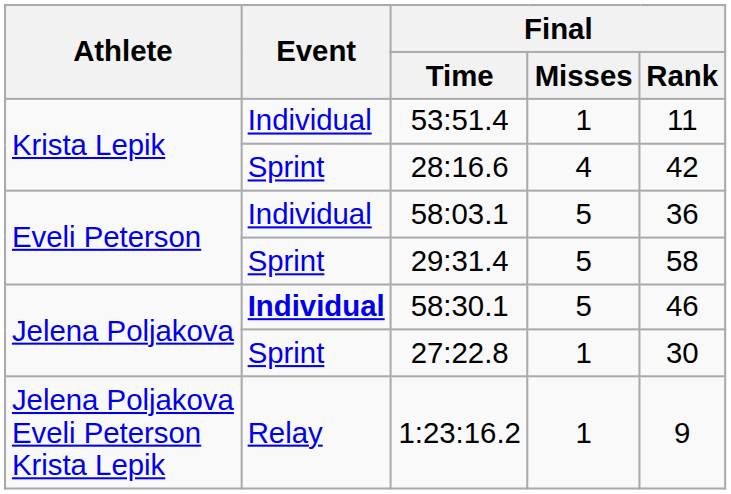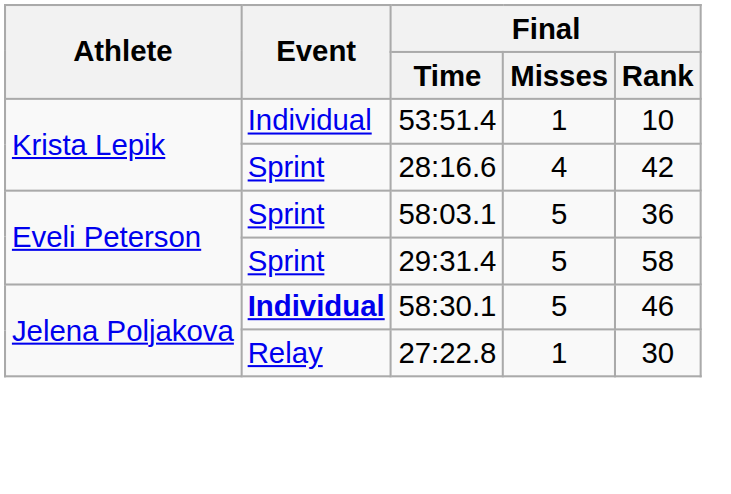(682, 121) 11 -> (658, 121) 10
(310, 214) Individual -> (286, 214) Sprint
(286, 353) Sprint -> (285, 353) Relay
- row: (460, 433)
